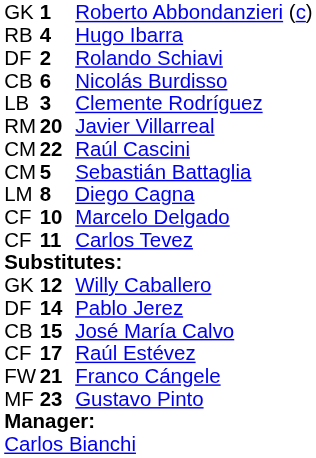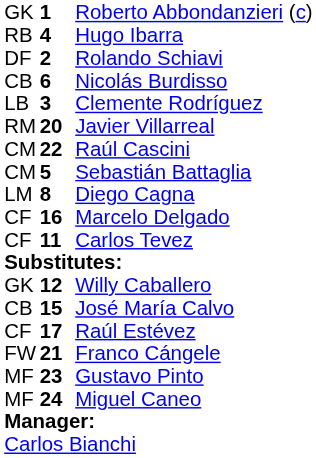(51, 217) 10 -> (51, 217) 16
- row: (129, 308)
+ row: (138, 399)
